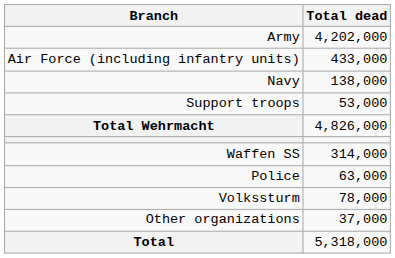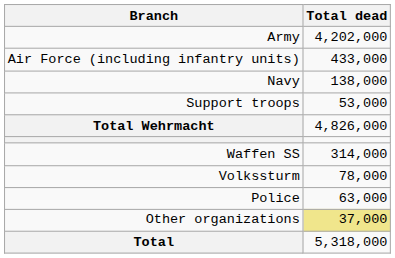rows swapped: (259, 198) <-> (275, 176)
(363, 220) no background -> (363, 220) khaki background
